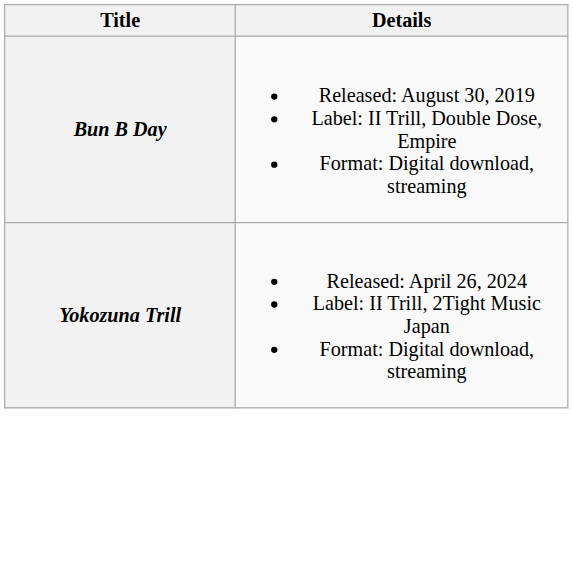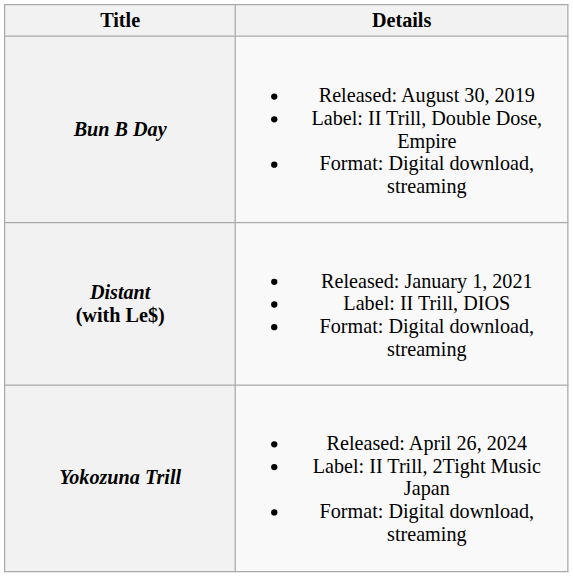+ row: (120, 303)
